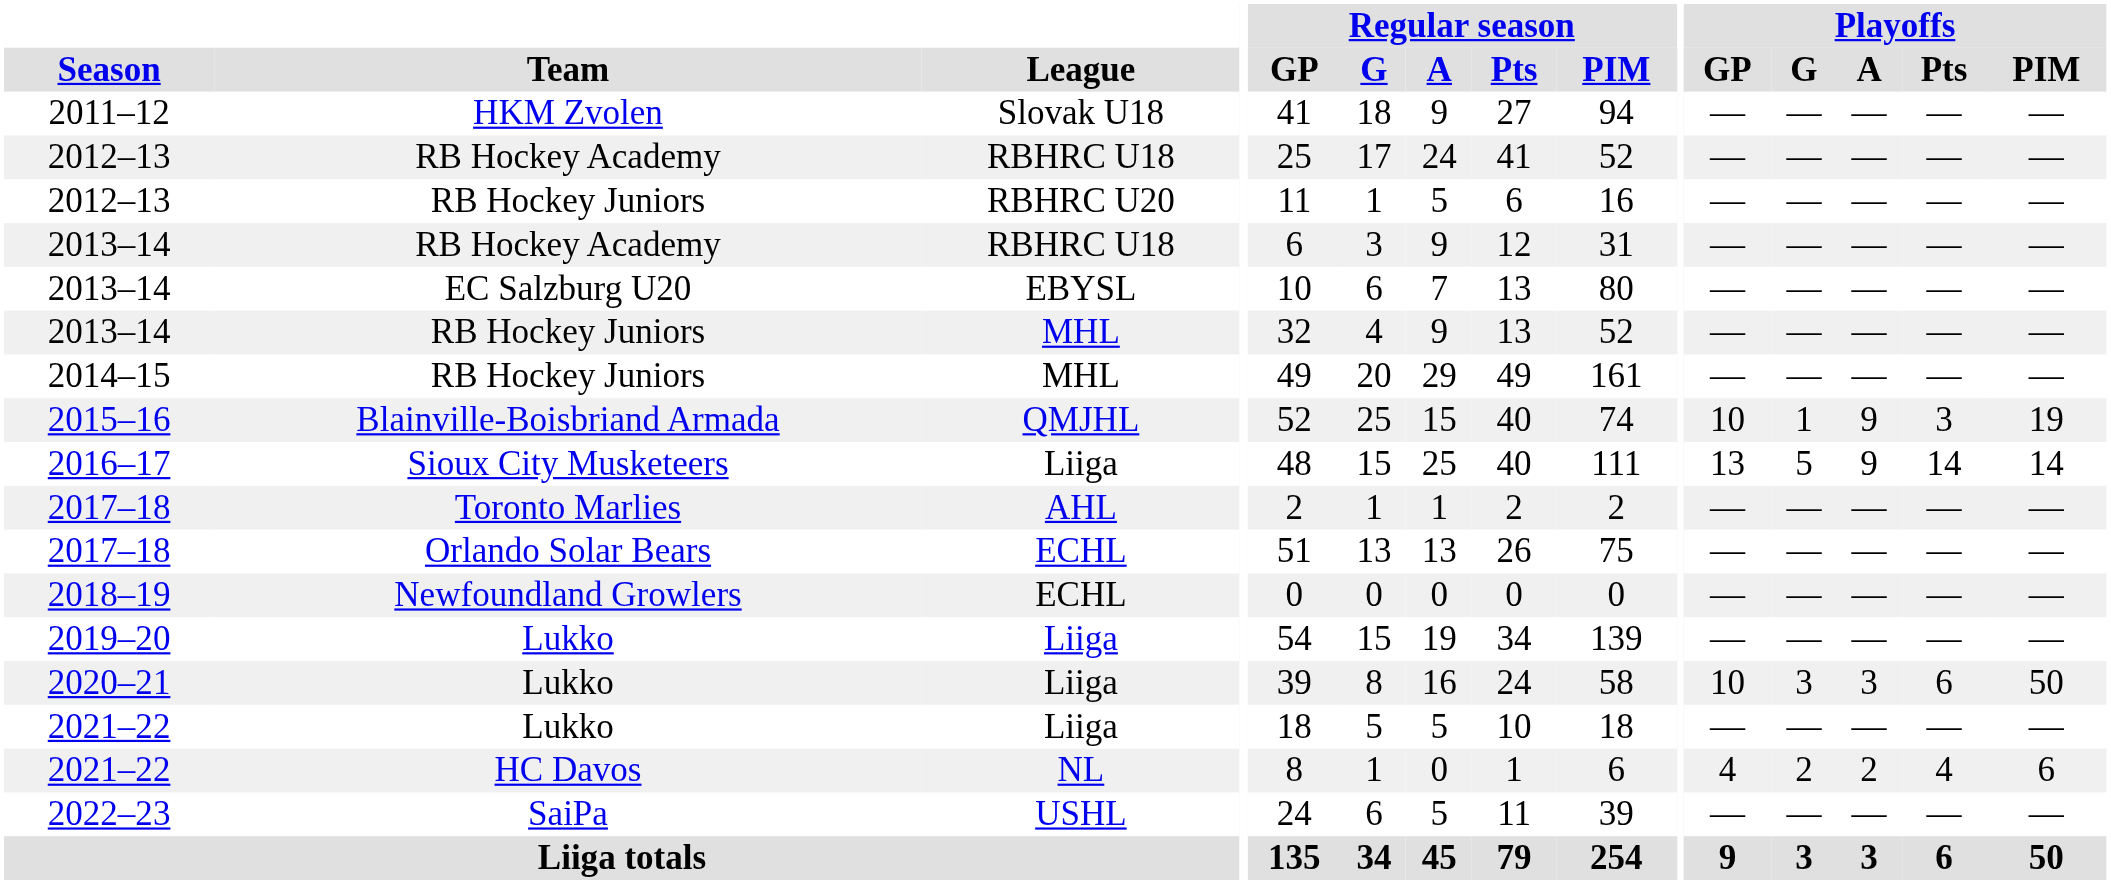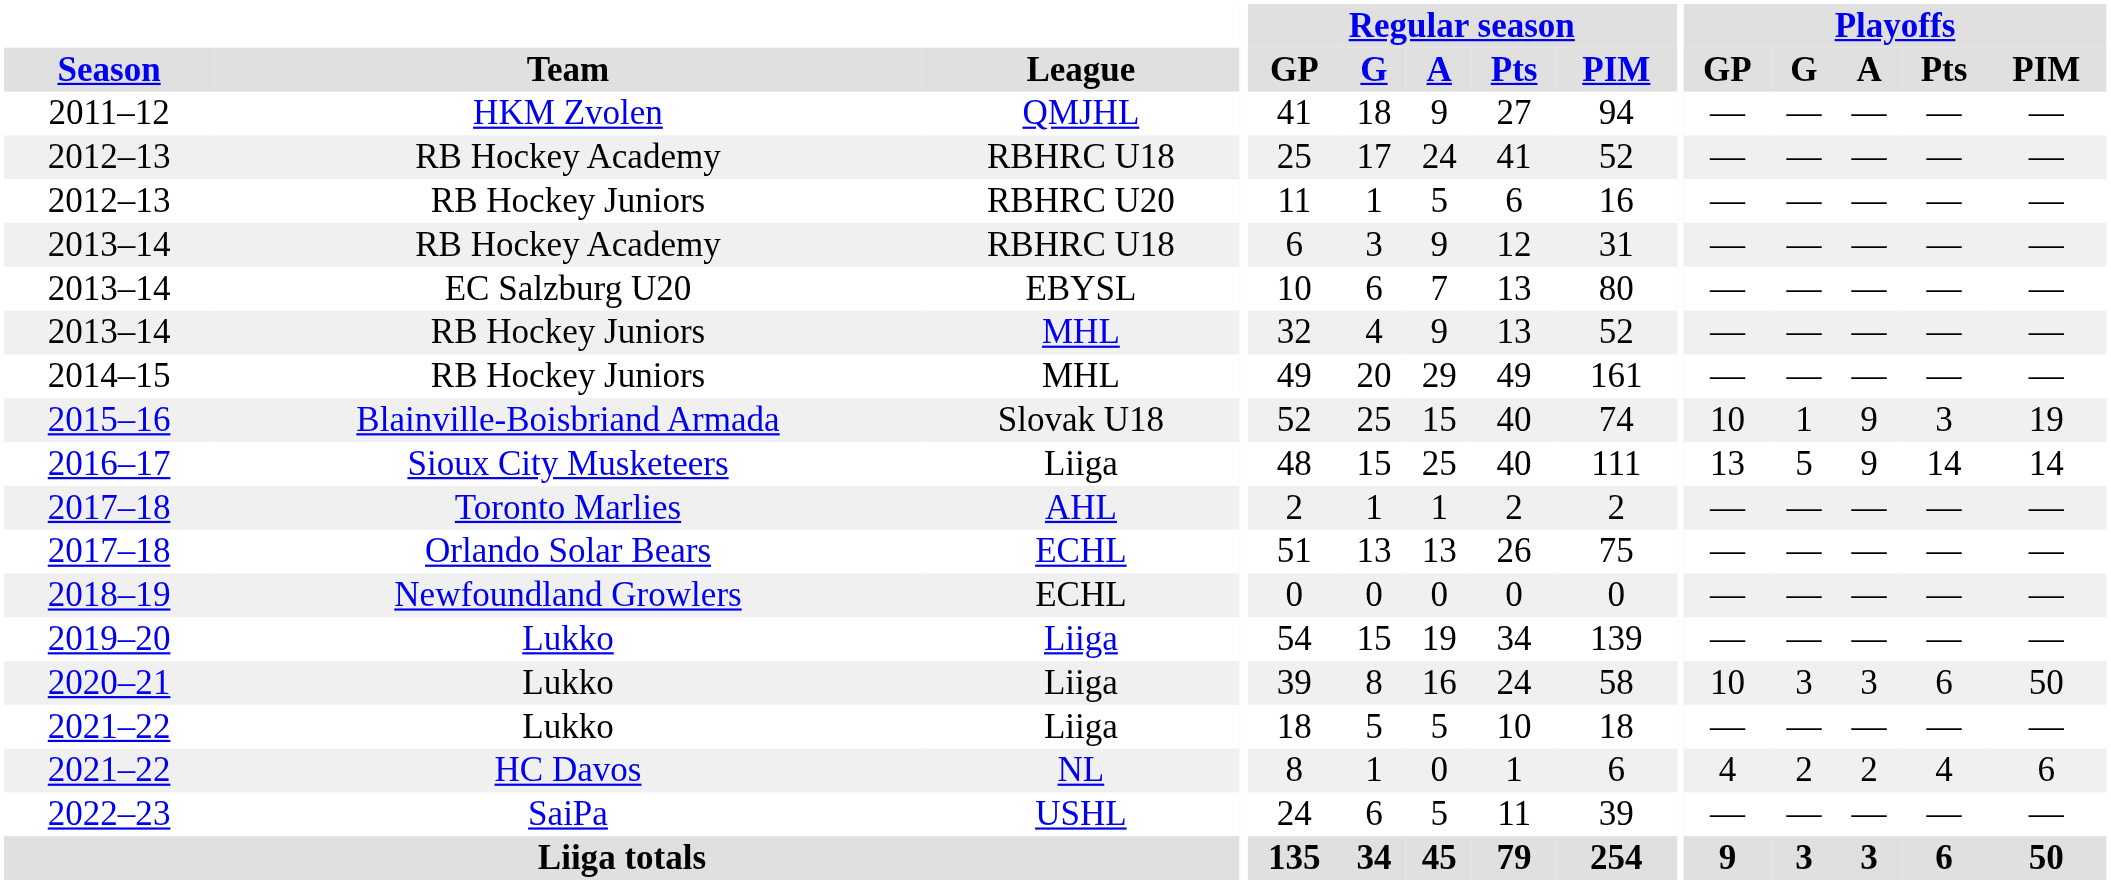(1081, 112) Slovak U18 -> (1081, 112) QMJHL
(1081, 419) QMJHL -> (1081, 419) Slovak U18
